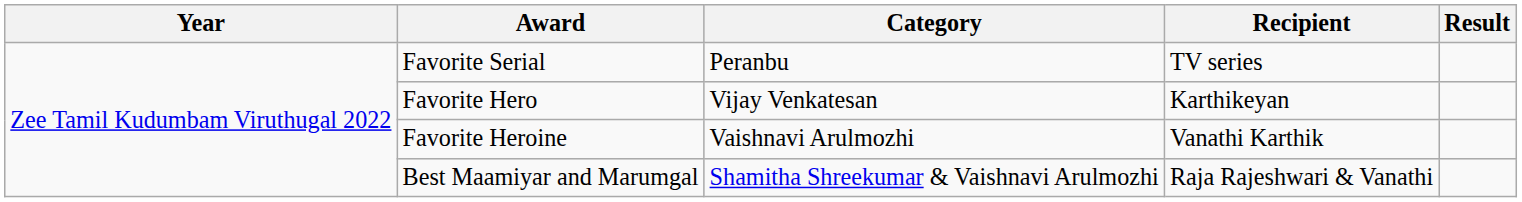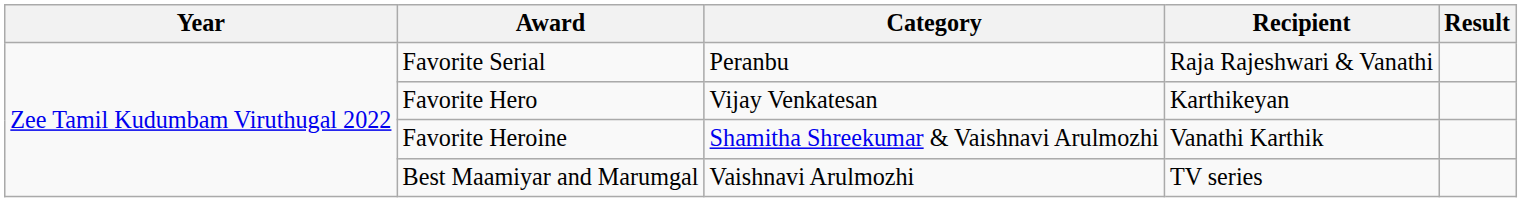(1216, 61) TV series -> (1302, 61) Raja Rajeshwari & Vanathi
(812, 138) Vaishnavi Arulmozhi -> (934, 138) Shamitha Shreekumar & Vaishnavi Arulmozhi
(934, 176) Shamitha Shreekumar & Vaishnavi Arulmozhi -> (812, 176) Vaishnavi Arulmozhi
(1302, 176) Raja Rajeshwari & Vanathi -> (1216, 176) TV series
